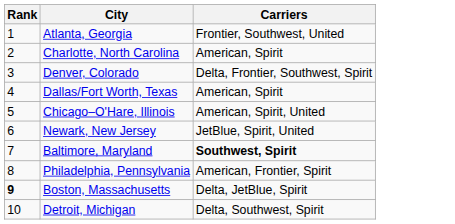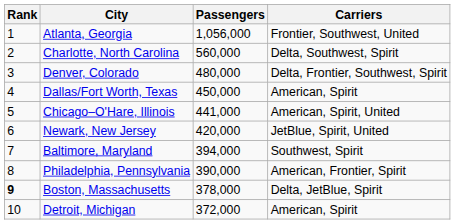+ column: (230, 14)
(239, 53) American, Spirit -> (335, 53) Delta, Southwest, Spirit
(246, 151) bold -> (317, 151) normal
(260, 209) Delta, Southwest, Spirit -> (314, 209) American, Spirit
